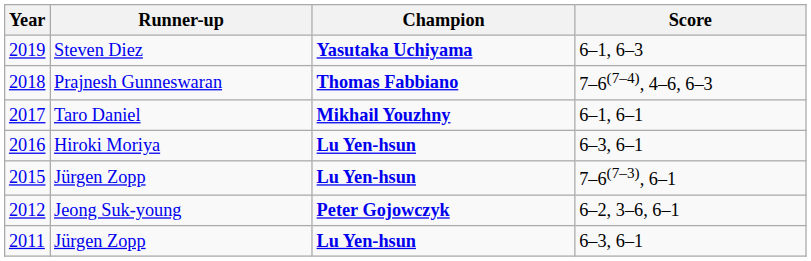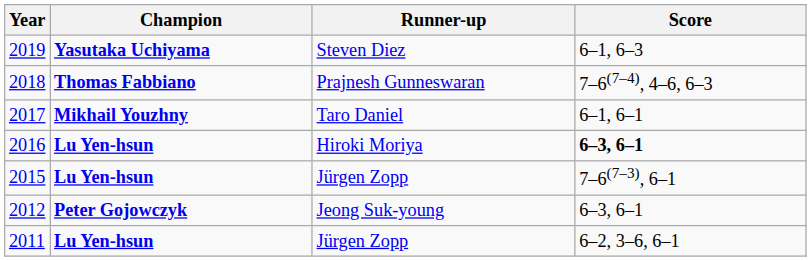columns swapped: (444, 19) <-> (181, 19)
(611, 145) normal -> (611, 145) bold
(629, 210) 6–2, 3–6, 6–1 -> (611, 210) 6–3, 6–1
(611, 240) 6–3, 6–1 -> (629, 240) 6–2, 3–6, 6–1
